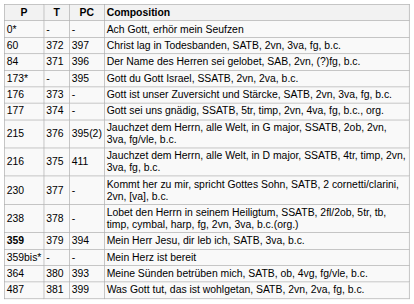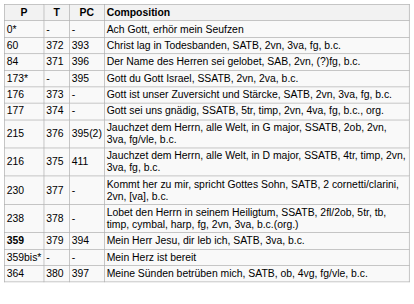(80, 45) 397 -> (80, 45) 393
(80, 273) 393 -> (80, 273) 397
- row: (236, 290)
